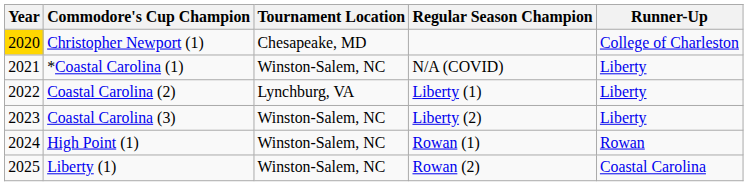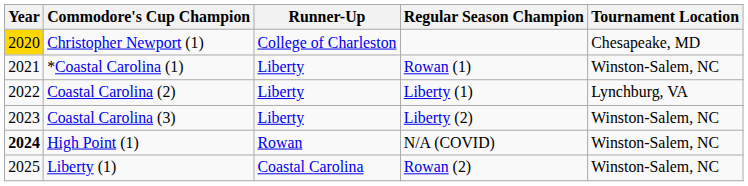columns swapped: (669, 17) <-> (331, 17)
(458, 67) N/A (COVID) -> (437, 67) Rowan (1)
(24, 142) normal -> (24, 142) bold
(446, 142) Rowan (1) -> (449, 142) N/A (COVID)
